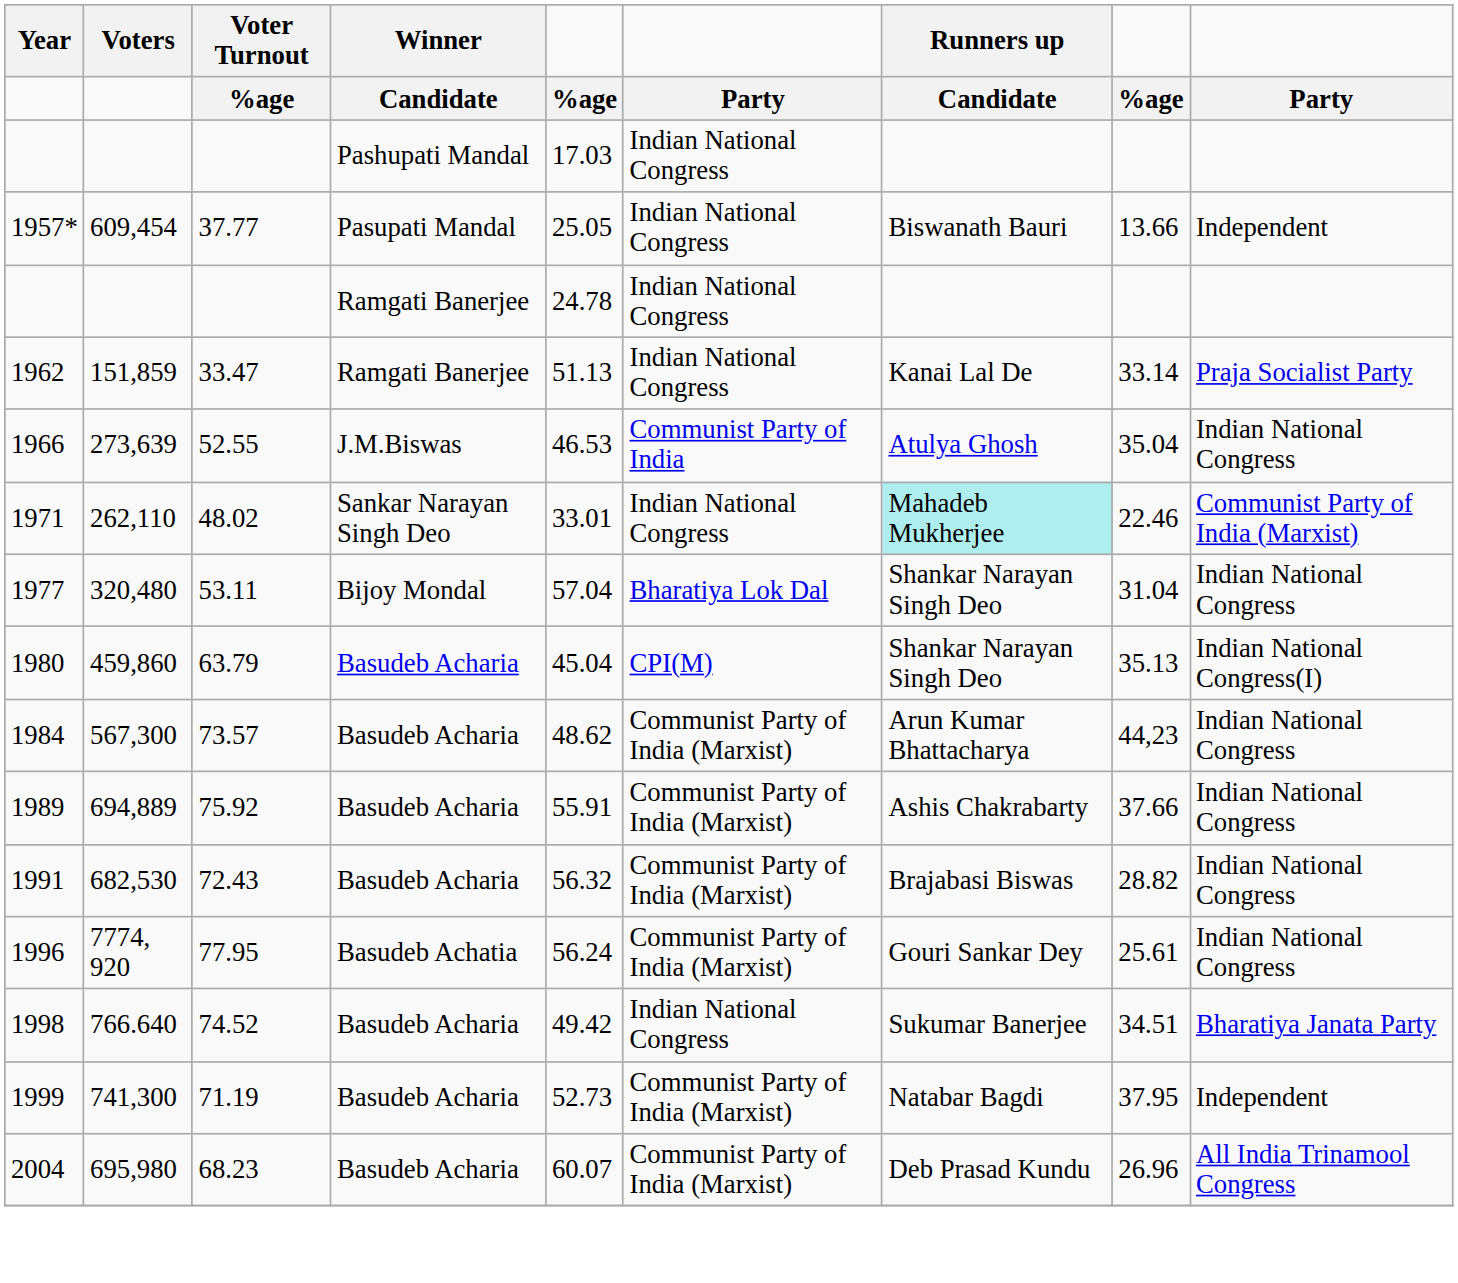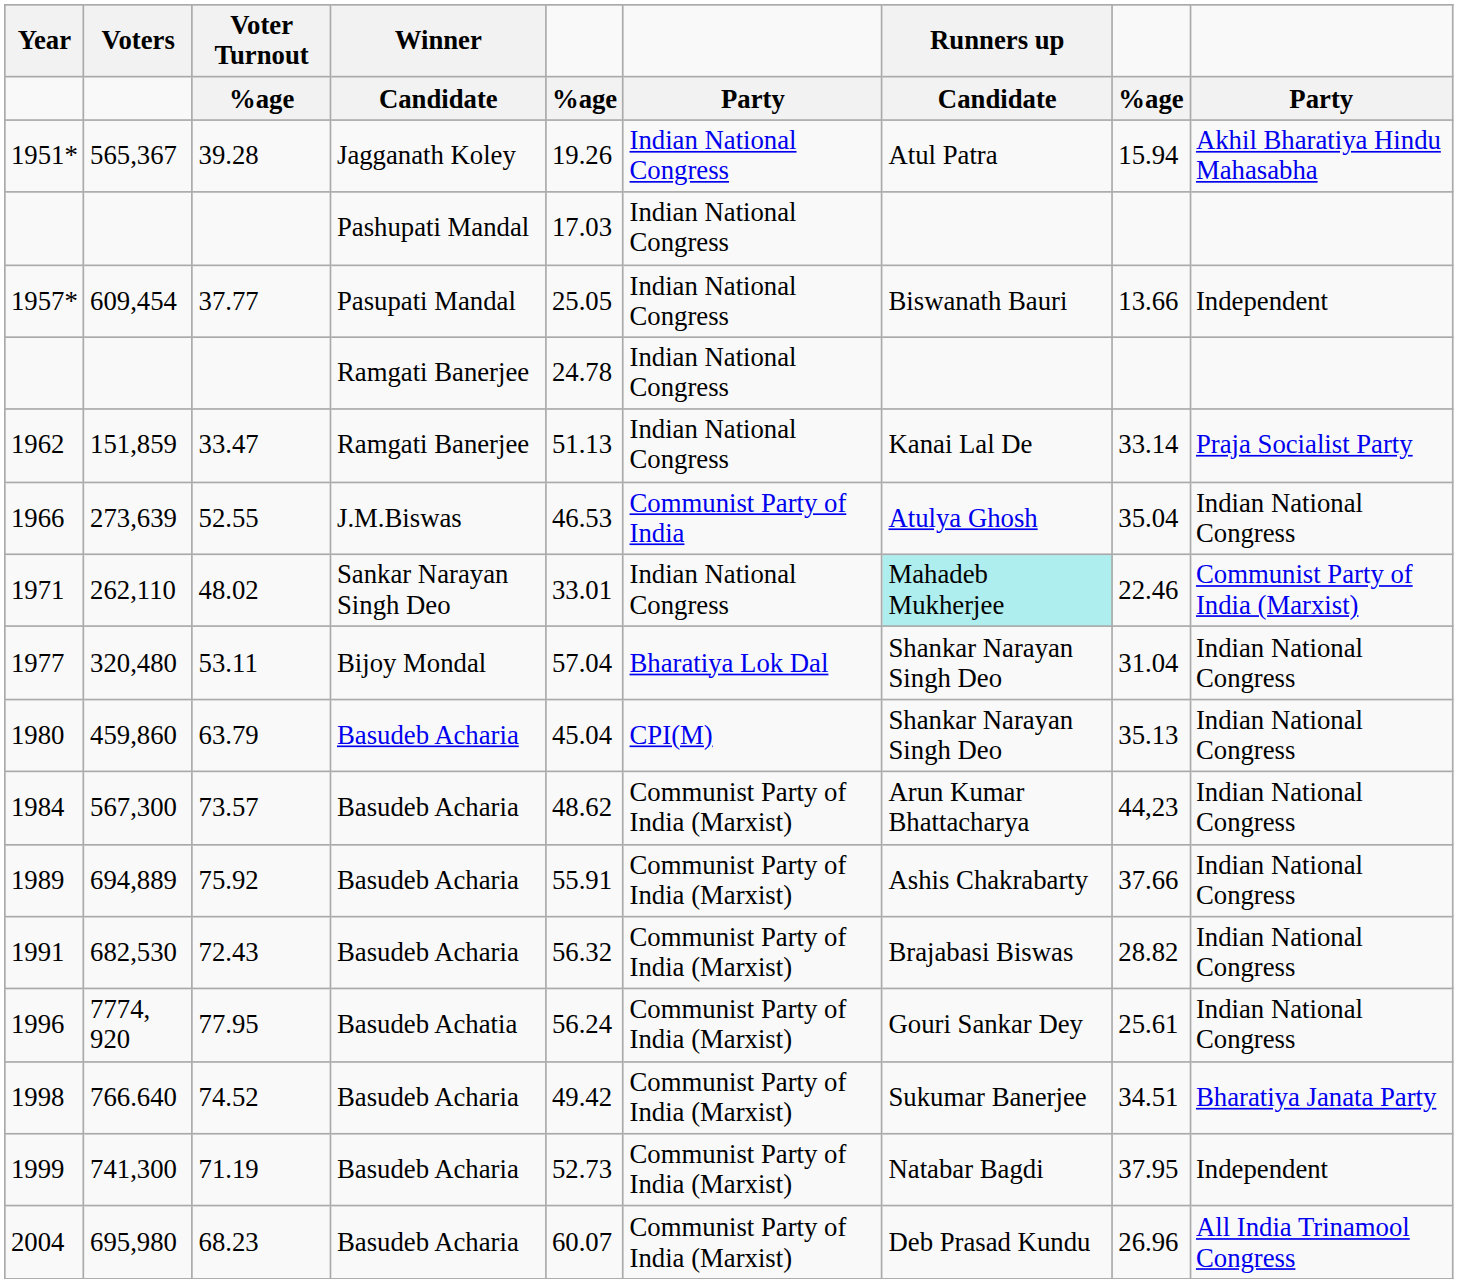+ row: (229, 155)
(1279, 662) Indian National Congress(I) -> (1279, 735) Indian National Congress
(713, 1024) Indian National Congress -> (738, 1097) Communist Party of India (Marxist)
